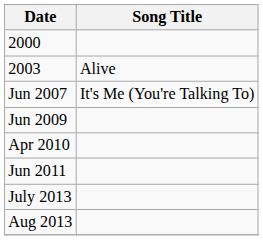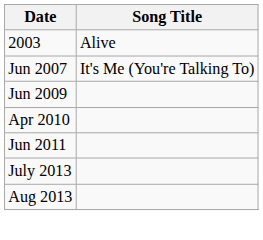- row: (24, 42)
